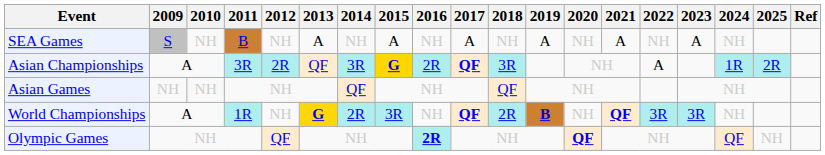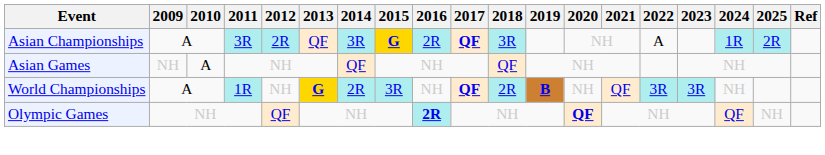- row: (45, 41)
(206, 89) NH -> (206, 65) A
(621, 114) bold -> (621, 89) normal
